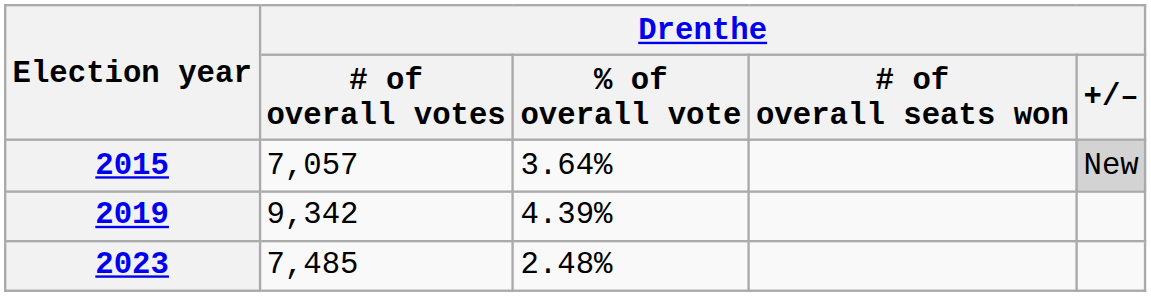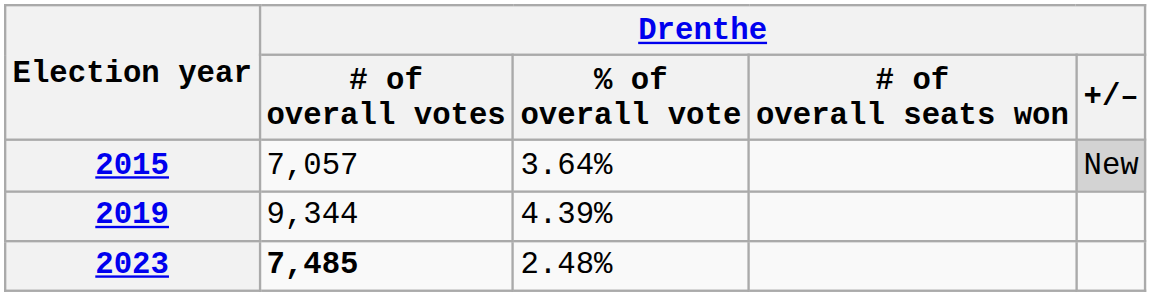(312, 216) 9,342 -> (312, 216) 9,344
(312, 266) normal -> (312, 266) bold
